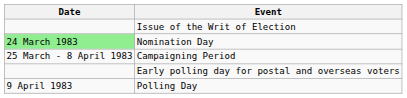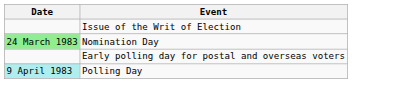- row: (186, 56)
(39, 86) no background -> (39, 71) paleturquoise background
